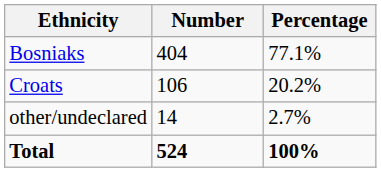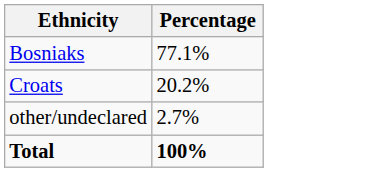- column: (208, 20)
